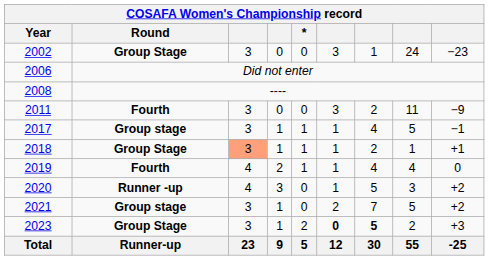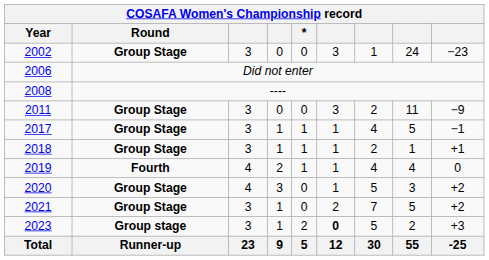(150, 110) Fourth -> (150, 110) Group Stage
(150, 129) Group stage -> (150, 129) Group Stage
(248, 149) lightsalmon background -> (248, 149) no background
(150, 187) Runner -up -> (150, 187) Group Stage
(150, 206) Group stage -> (150, 206) Group Stage
(150, 226) Group Stage -> (150, 226) Group stage
(374, 226) bold -> (374, 226) normal
